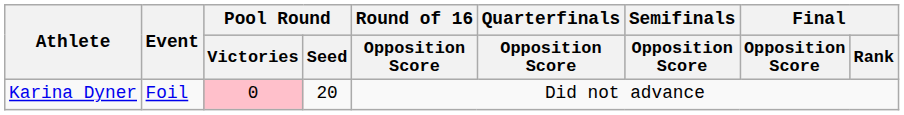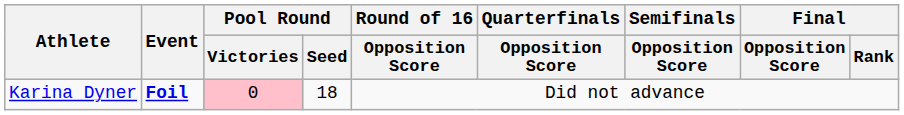(167, 94) normal -> (167, 94) bold
(327, 94) 20 -> (327, 94) 18
